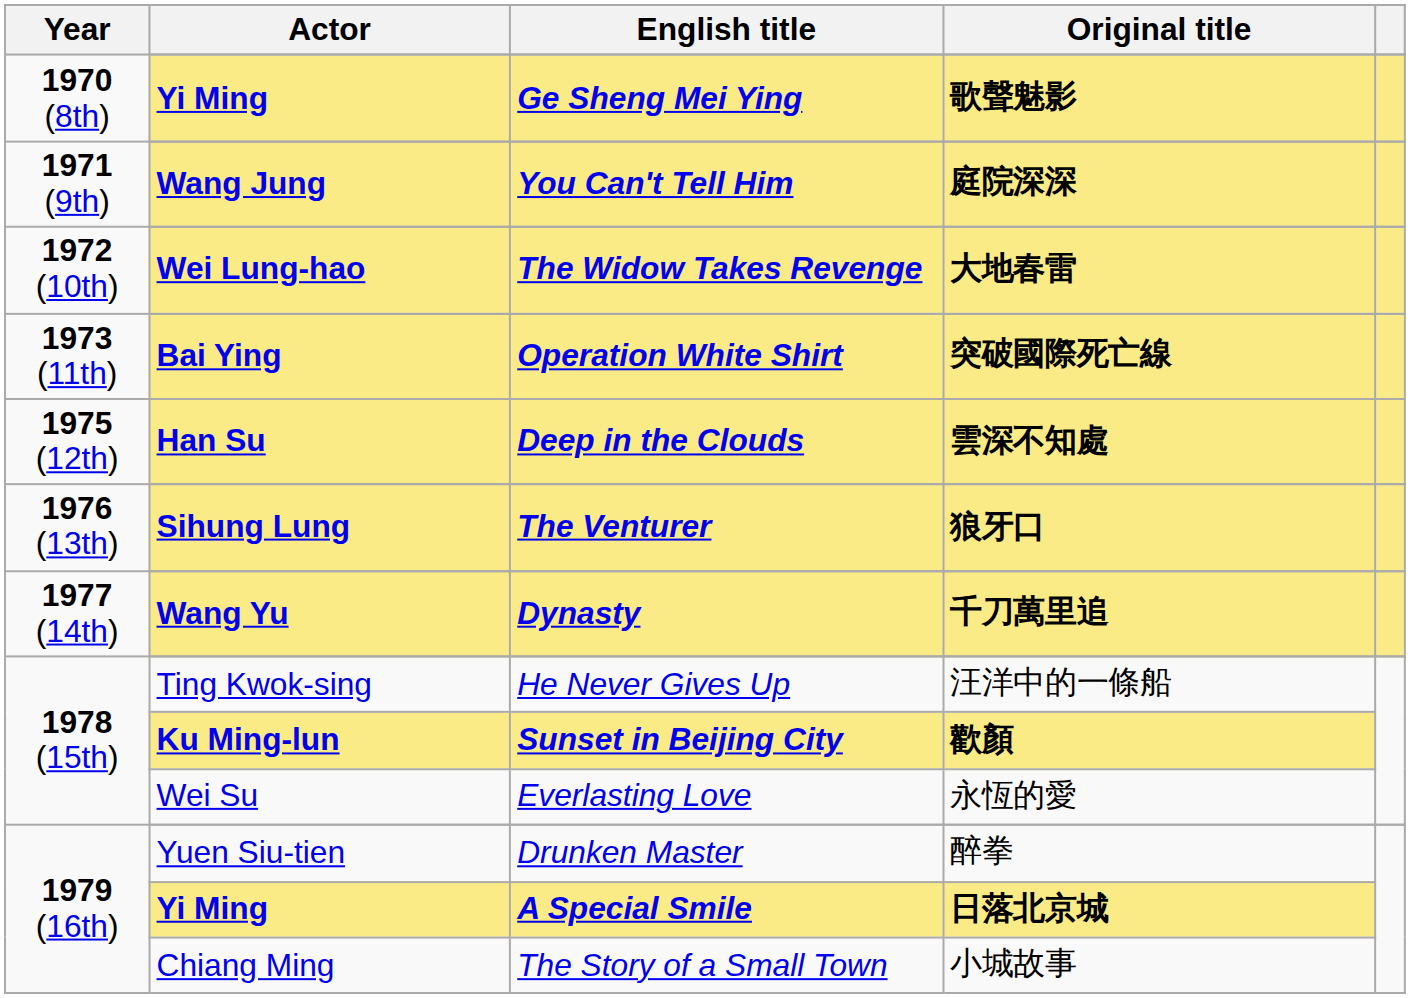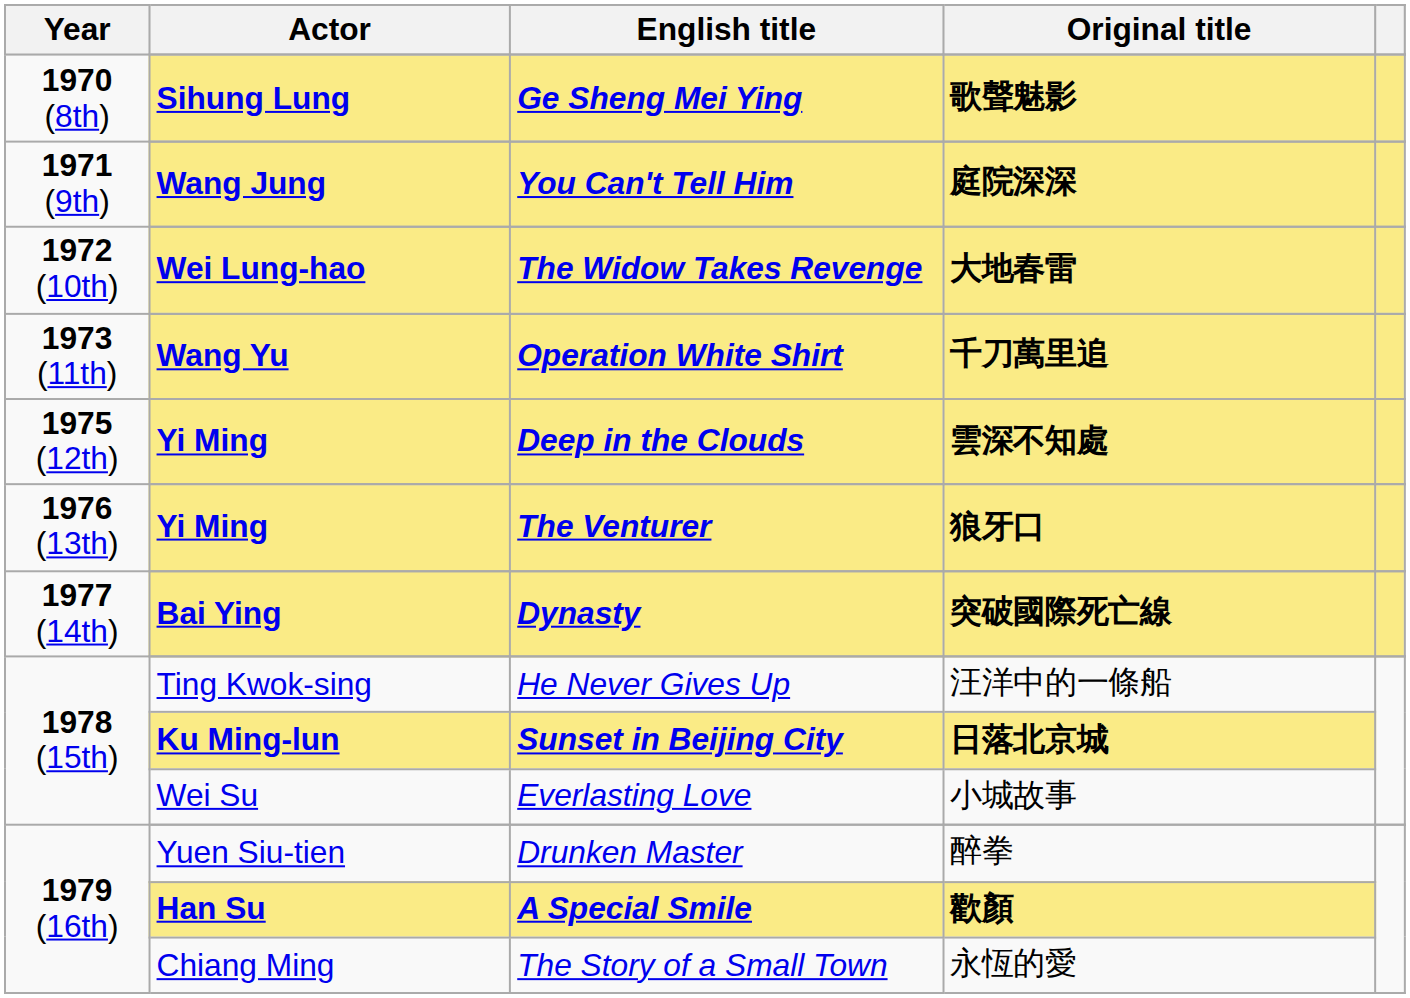(212, 97) Yi Ming -> (253, 97) Sihung Lung
(219, 355) Bai Ying -> (223, 355) Wang Yu
(1061, 354) 突破國際死亡線 -> (1029, 354) 千刀萬里追
(211, 441) Han Su -> (212, 441) Yi Ming
(253, 527) Sihung Lung -> (212, 527) Yi Ming
(223, 612) Wang Yu -> (219, 612) Bai Ying
(1029, 611) 千刀萬里追 -> (1061, 611) 突破國際死亡線
(982, 739) 歡顏 -> (1029, 739) 日落北京城
(1013, 795) 永恆的愛 -> (1013, 795) 小城故事
(212, 908) Yi Ming -> (211, 908) Han Su
(1029, 907) 日落北京城 -> (982, 907) 歡顏
(1013, 963) 小城故事 -> (1013, 963) 永恆的愛
